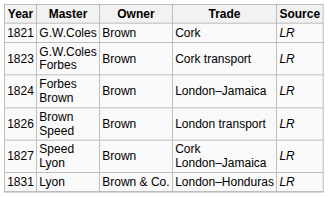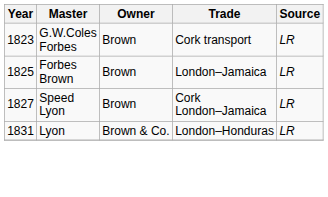- row: (68, 33)
(20, 91) 1824 -> (20, 72) 1825
- row: (57, 123)
